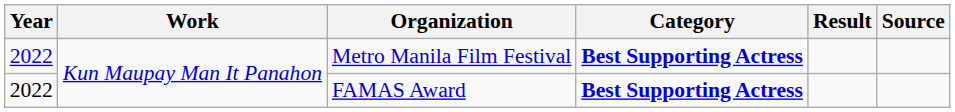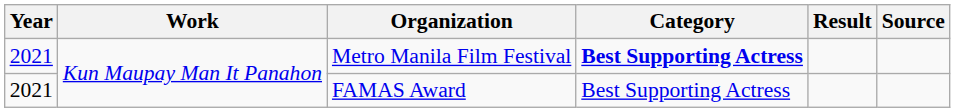(31, 55) 2022 -> (31, 55) 2021
(31, 90) 2022 -> (31, 90) 2021
(692, 90) bold -> (686, 90) normal
